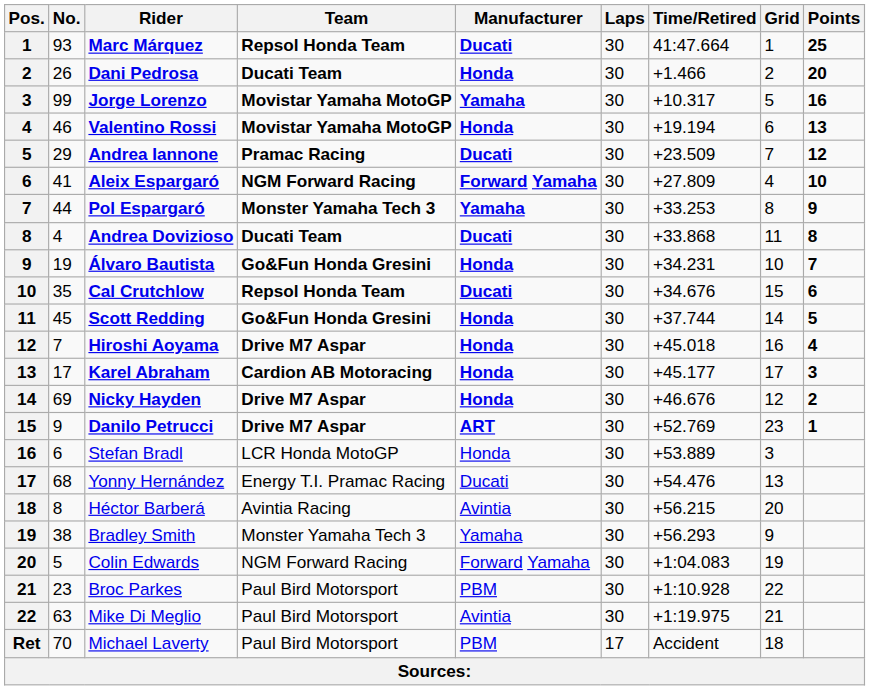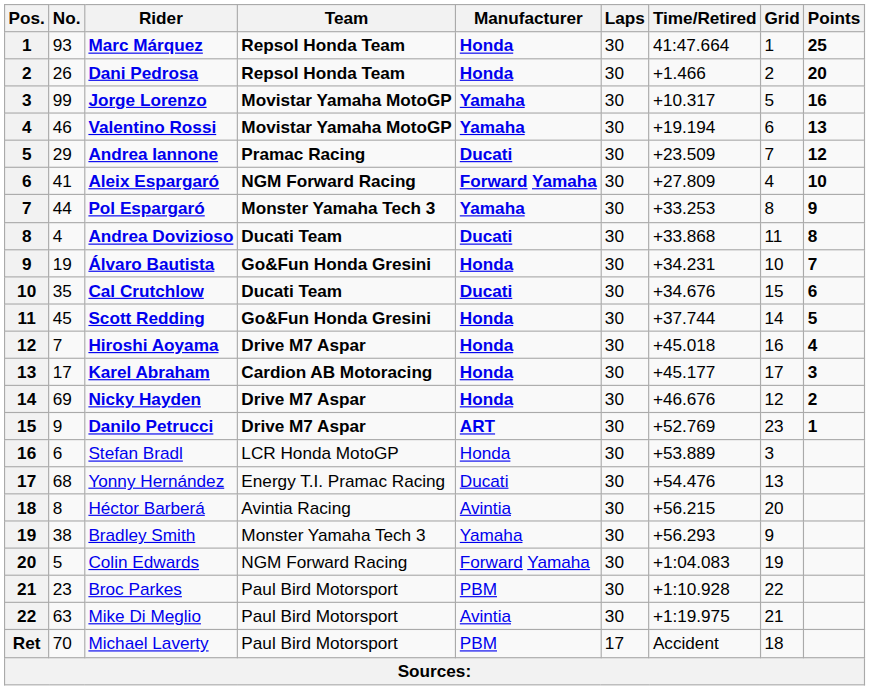(486, 46) Ducati -> (486, 46) Honda
(292, 73) Ducati Team -> (323, 73) Repsol Honda Team
(486, 127) Honda -> (492, 127) Yamaha
(323, 290) Repsol Honda Team -> (292, 290) Ducati Team
